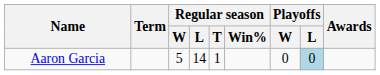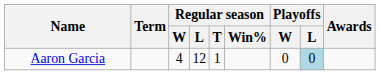(179, 59) 5 -> (179, 59) 4
(199, 59) 14 -> (199, 59) 12
